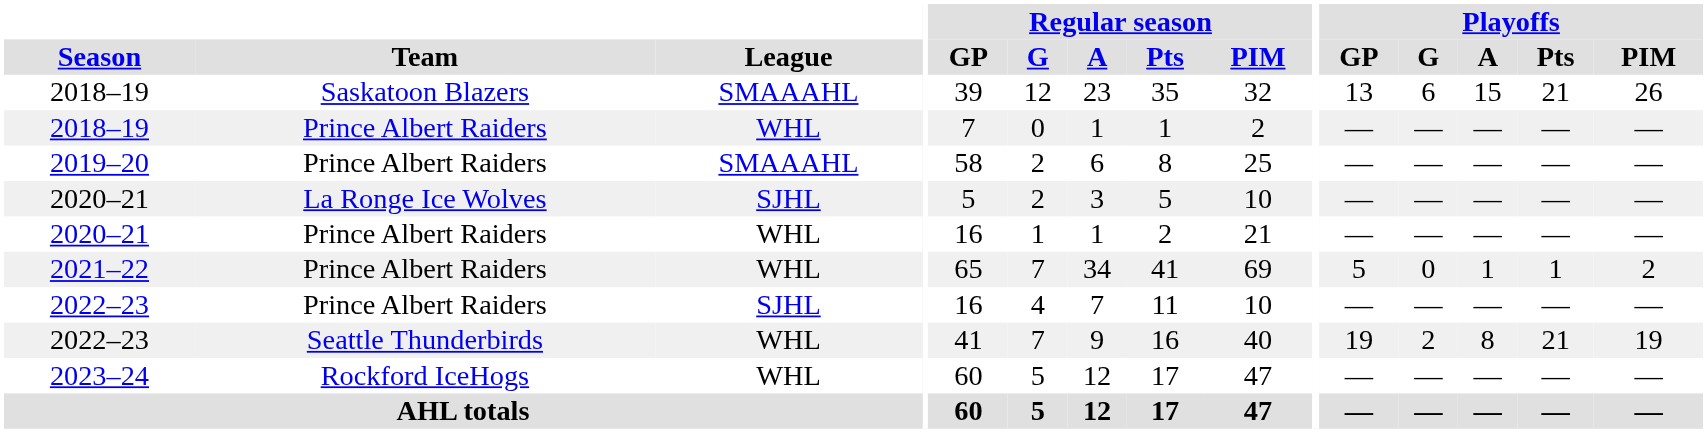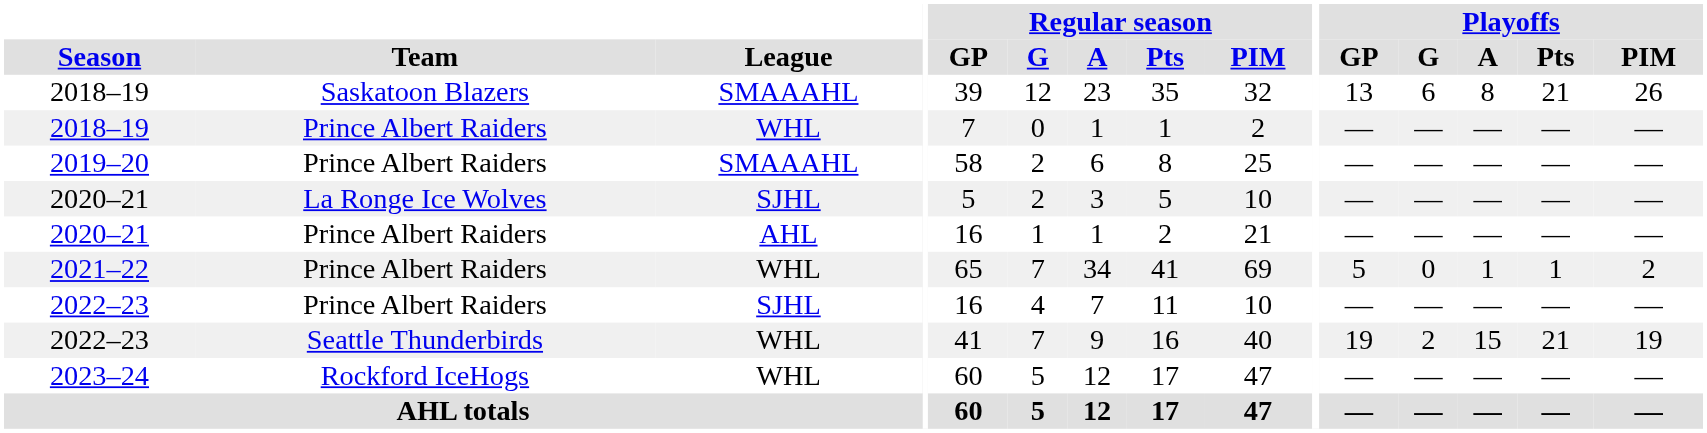(1488, 92) 15 -> (1488, 92) 8
(788, 233) WHL -> (788, 233) AHL
(1488, 339) 8 -> (1488, 339) 15
